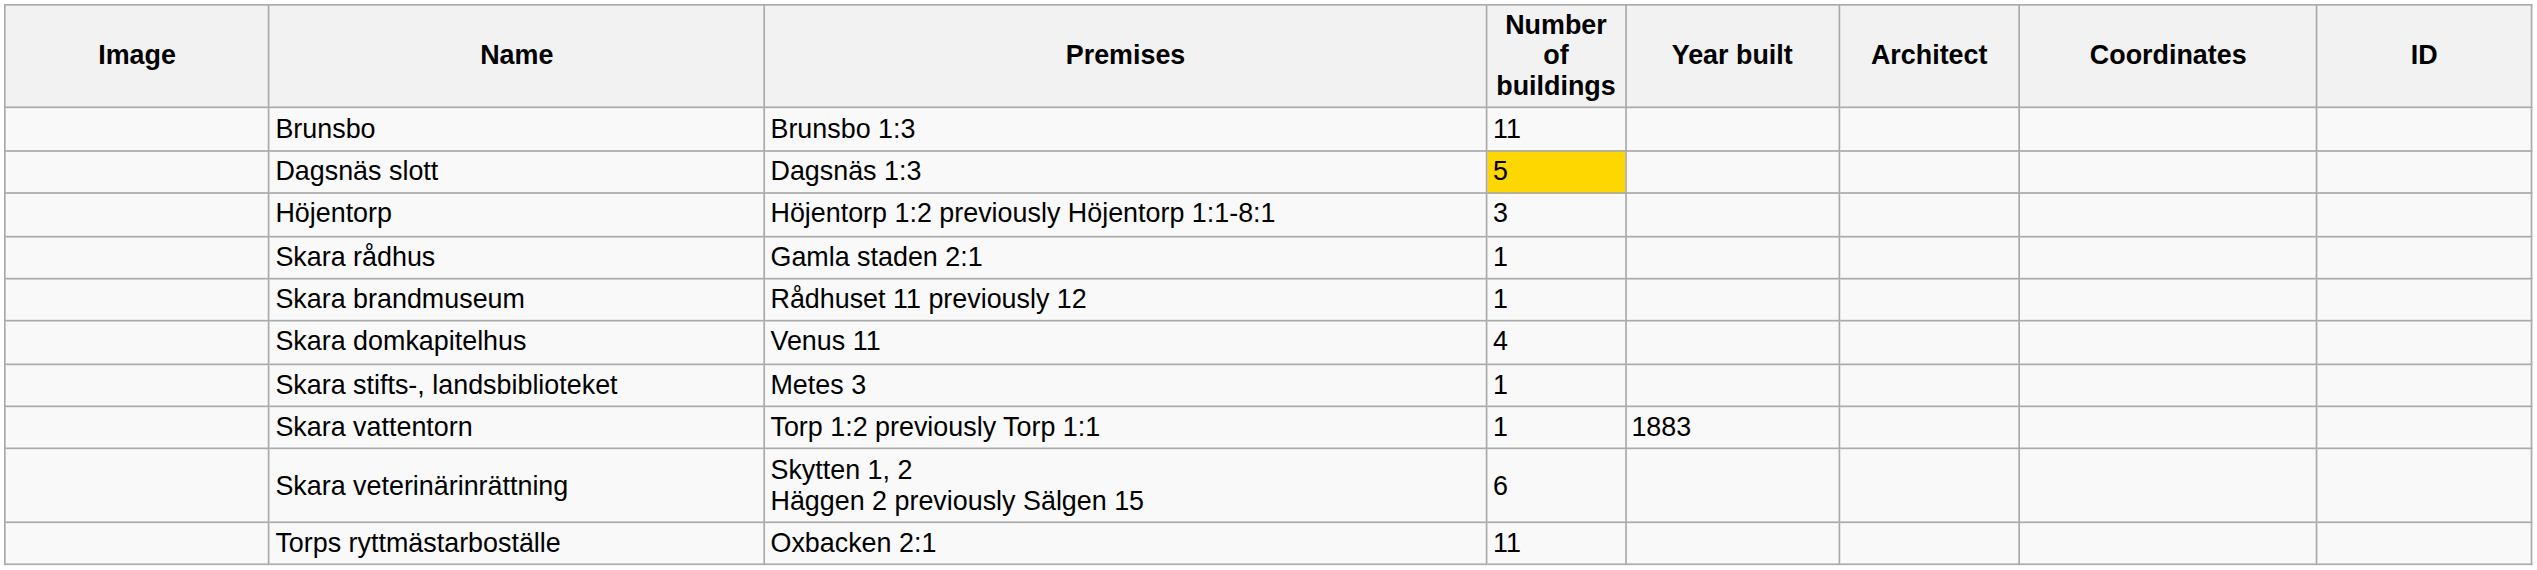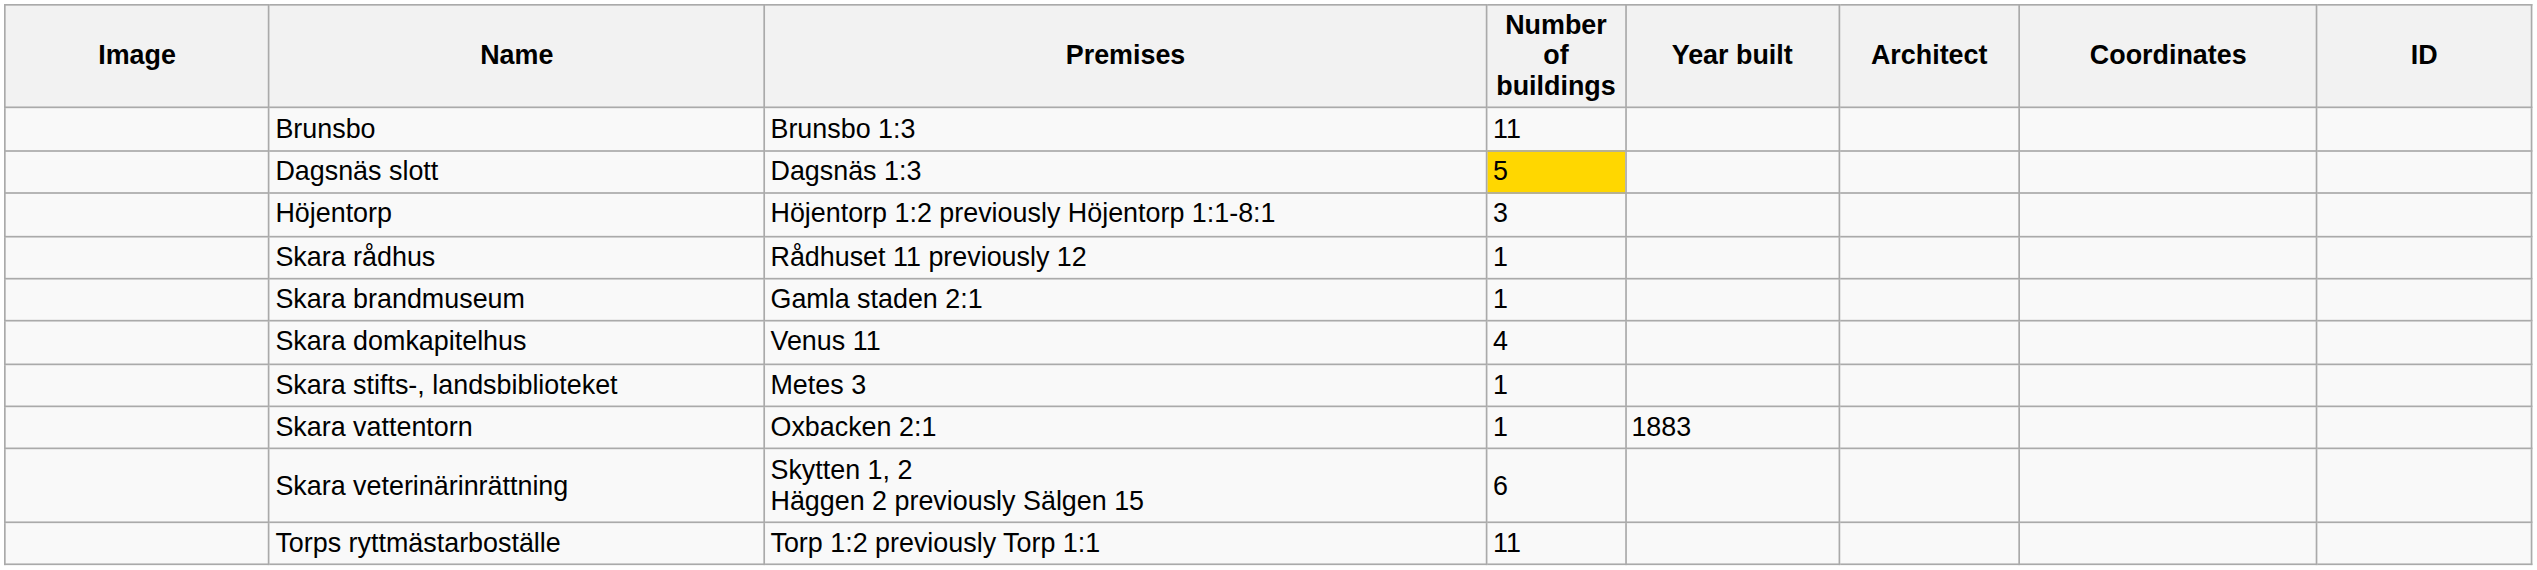(877, 256) Gamla staden 2:1 -> (929, 256) Rådhuset 11 previously 12
(929, 299) Rådhuset 11 previously 12 -> (877, 299) Gamla staden 2:1
(935, 427) Torp 1:2 previously Torp 1:1 -> (853, 427) Oxbacken 2:1
(853, 542) Oxbacken 2:1 -> (935, 542) Torp 1:2 previously Torp 1:1
